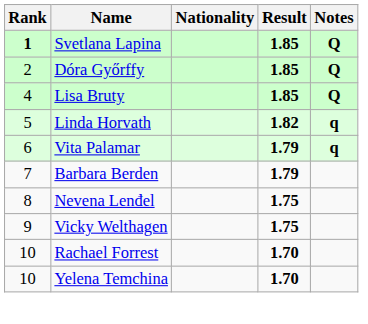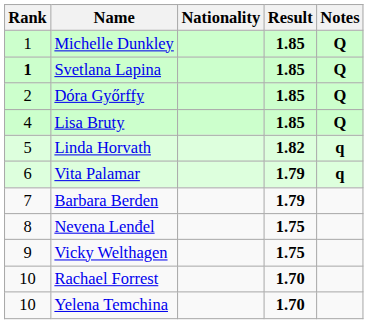+ row: (114, 43)
